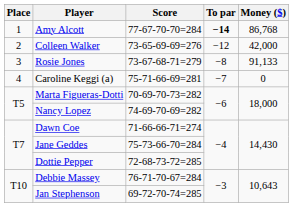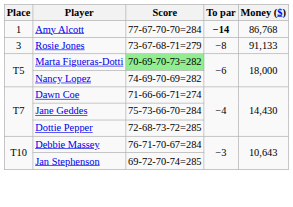- row: (67, 45)
- row: (74, 78)
(165, 95) no background -> (165, 62) lightgreen background
